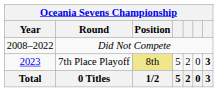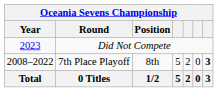(30, 45) 2008–2022 -> (30, 45) 2023
(30, 62) 2023 -> (30, 62) 2008–2022
(152, 62) khaki background -> (152, 62) no background
